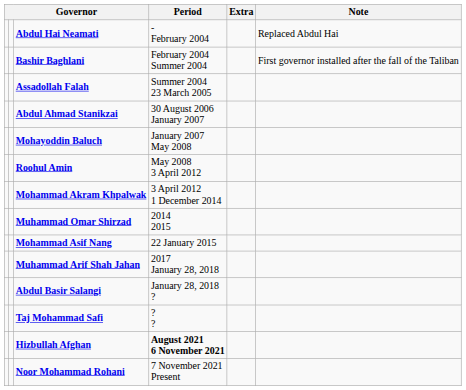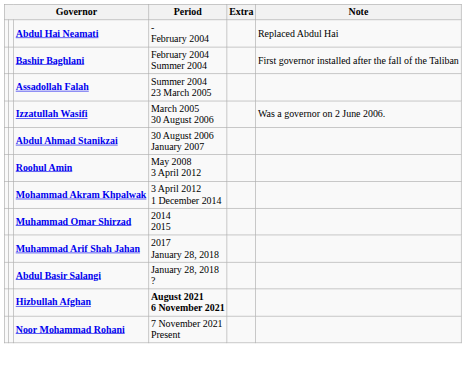+ row: (52, 114)
- row: (59, 141)
- row: (64, 243)
- row: (59, 318)
